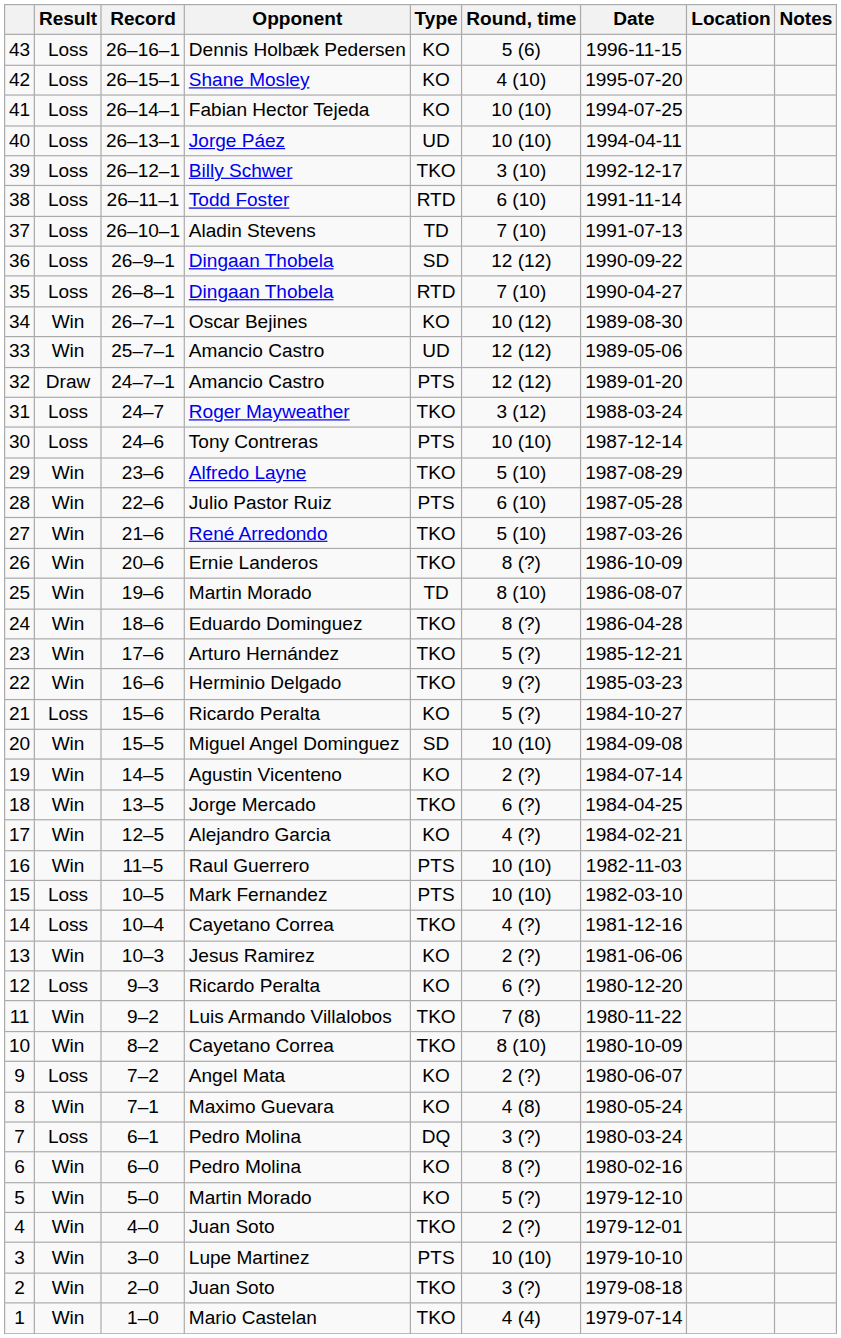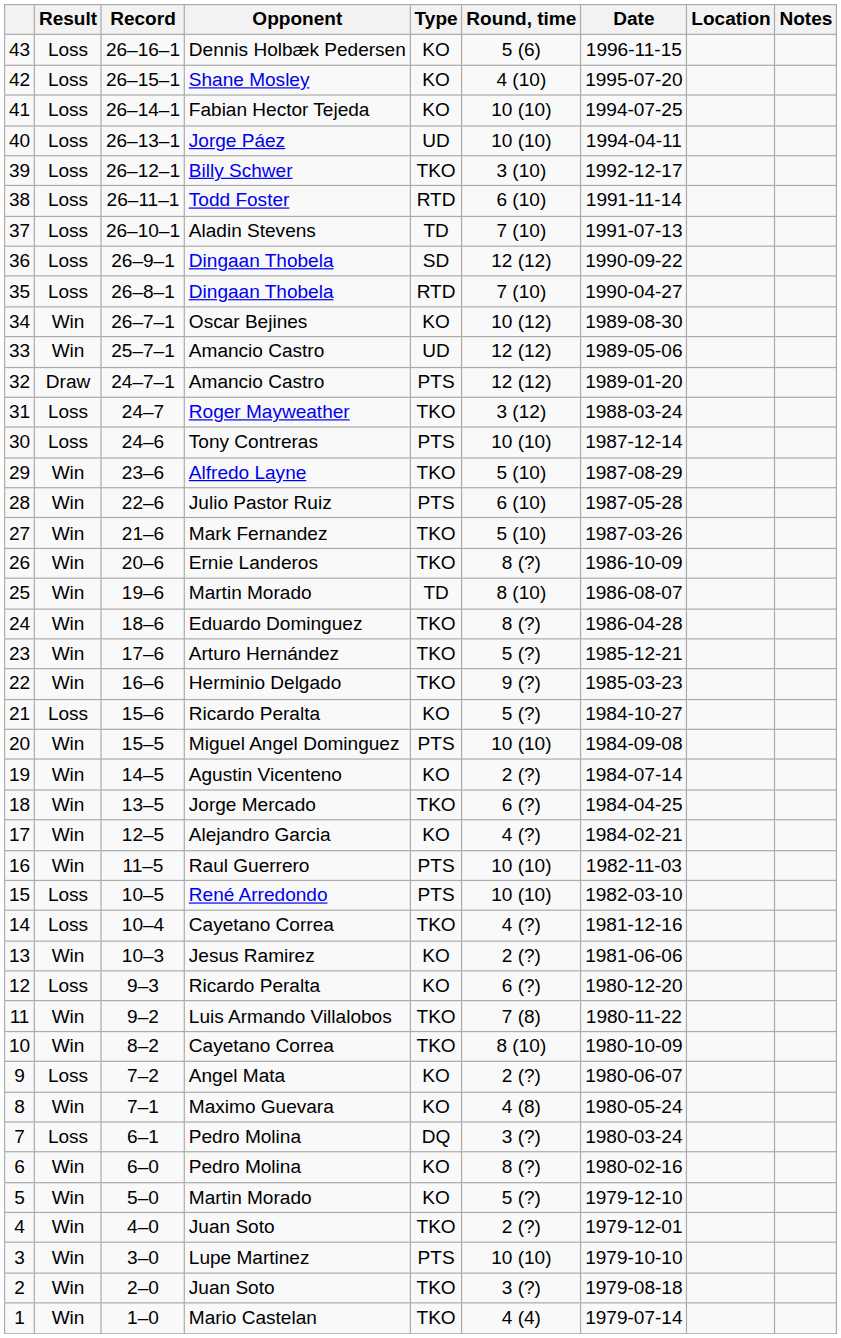(258, 532) René Arredondo -> (258, 532) Mark Fernandez
(436, 744) SD -> (436, 744) PTS
(258, 895) Mark Fernandez -> (258, 895) René Arredondo
